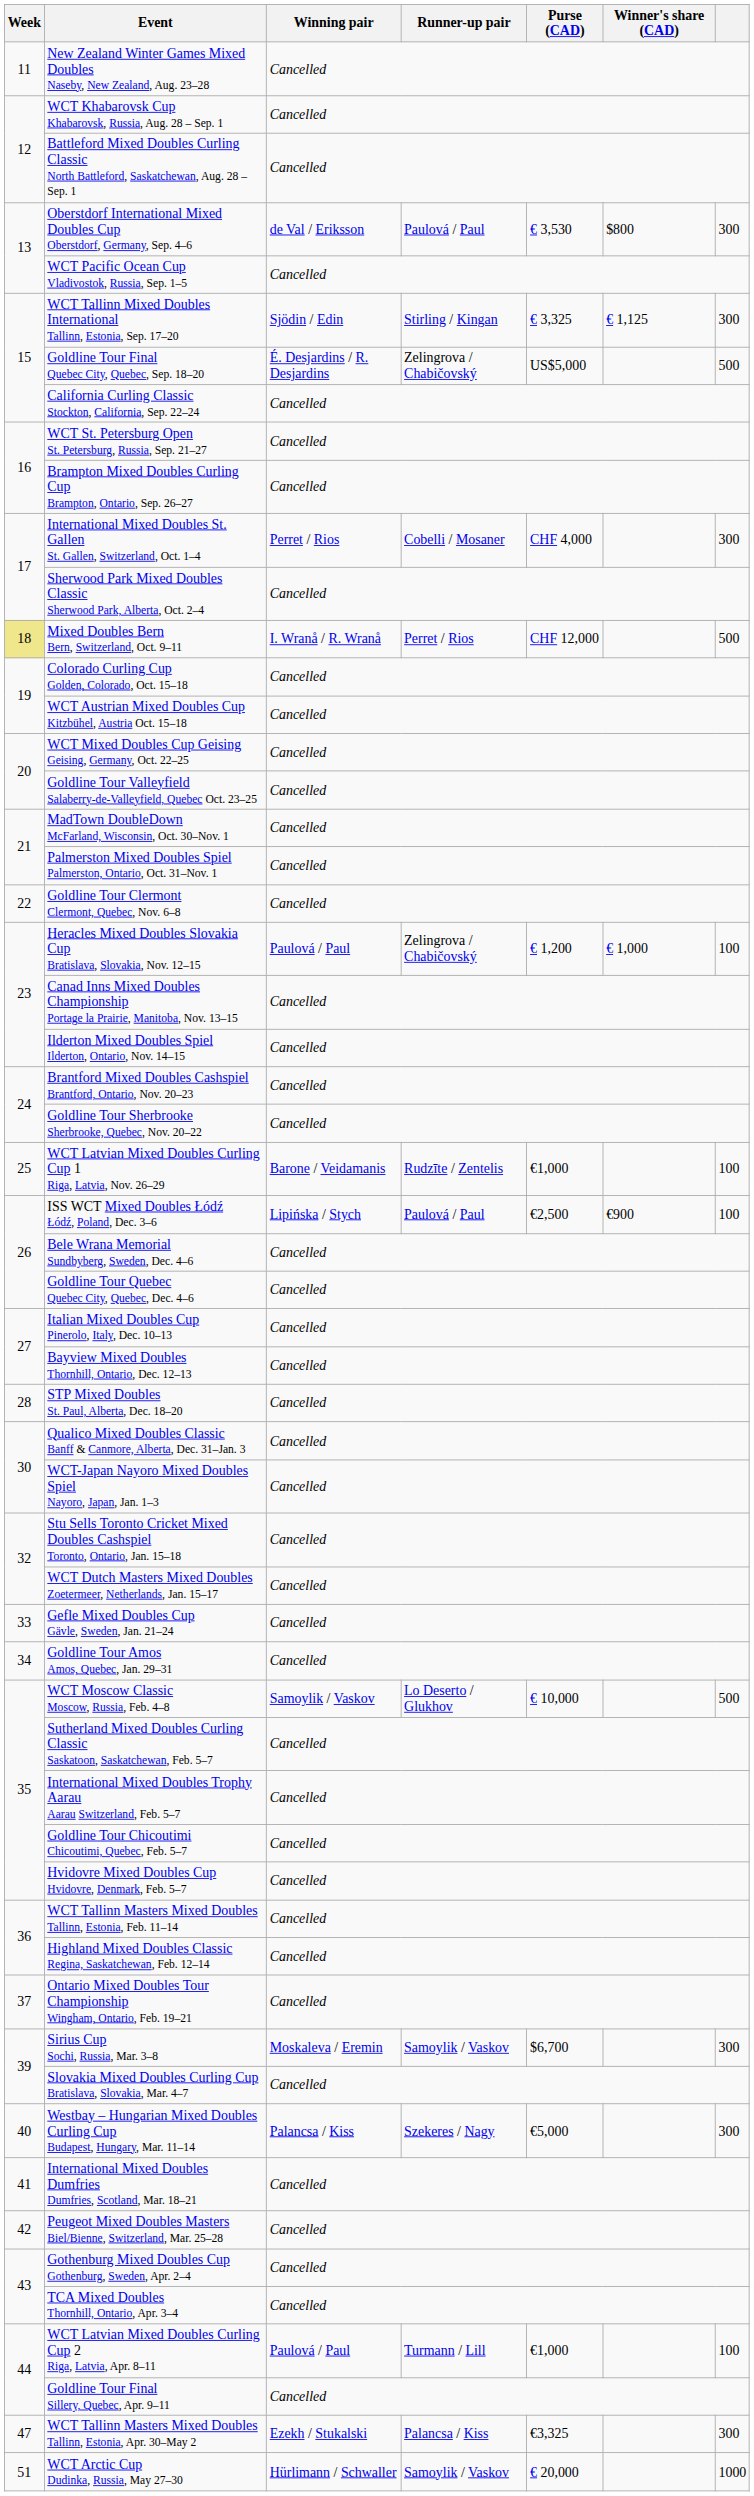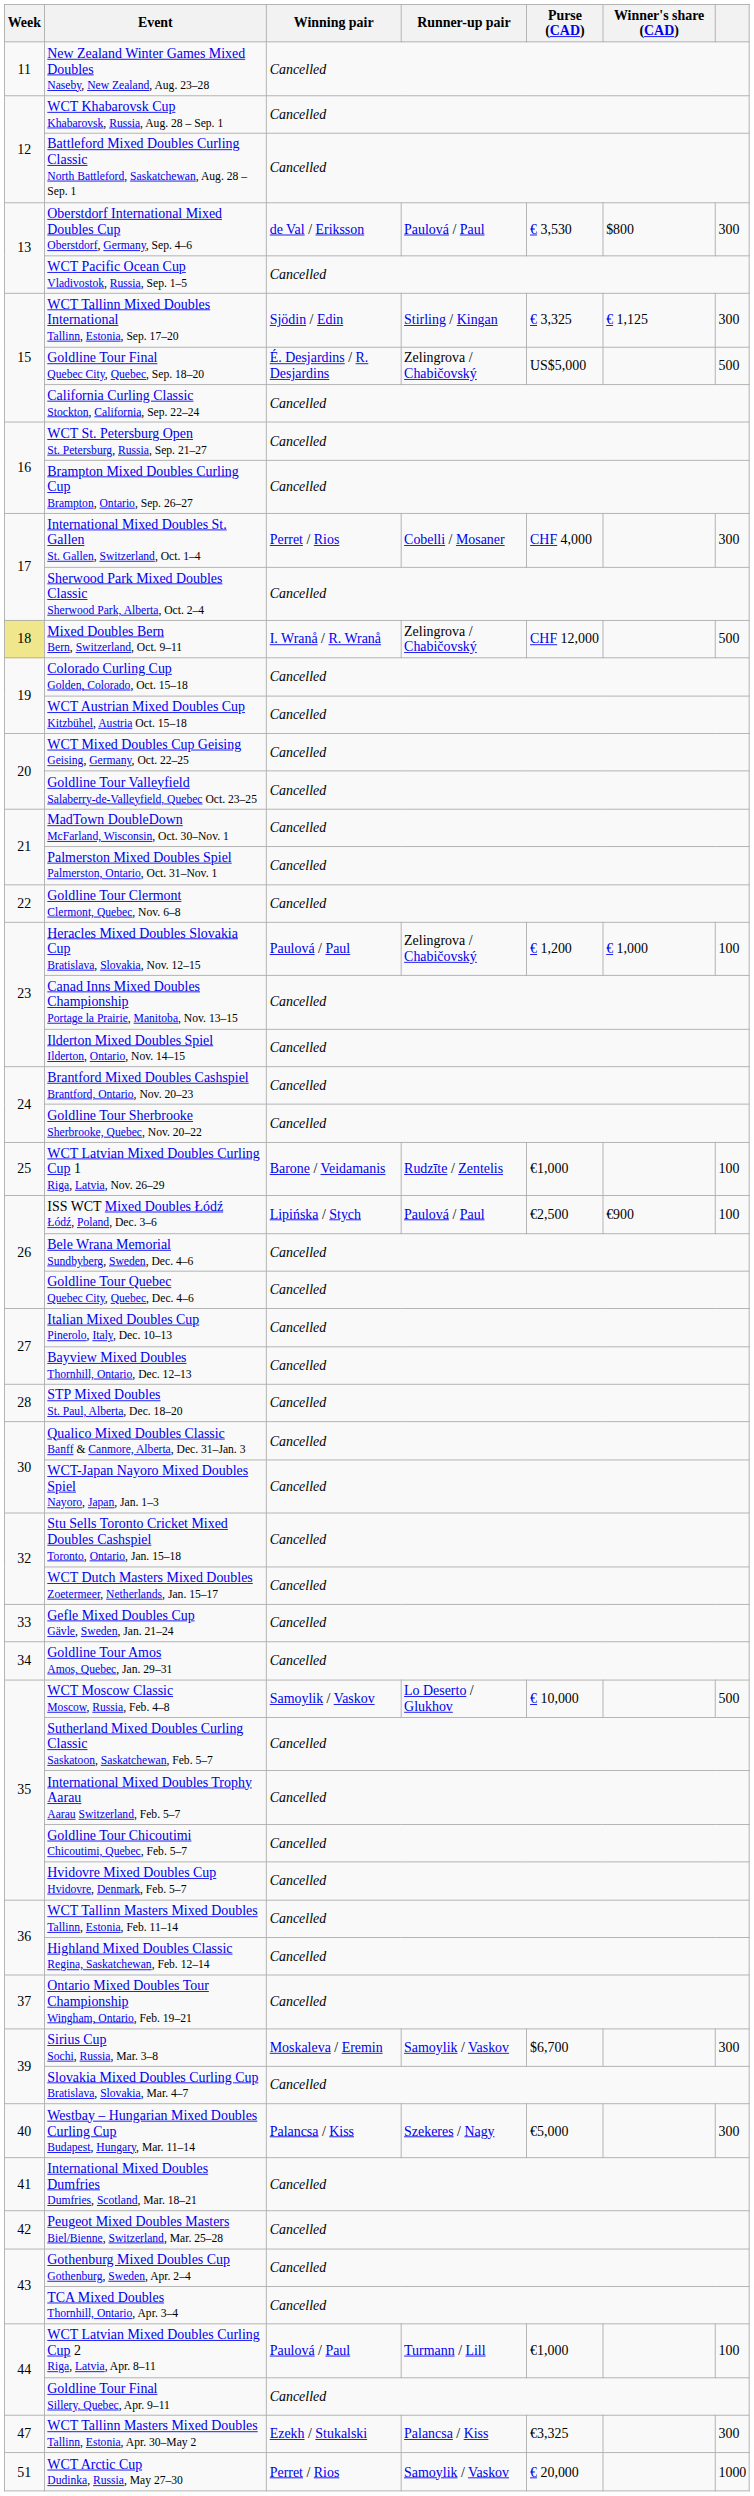(439, 639) Perret / Rios -> (440, 639) Zelingrova / Chabičovský
(333, 2471) Hürlimann / Schwaller -> (305, 2471) Perret / Rios
